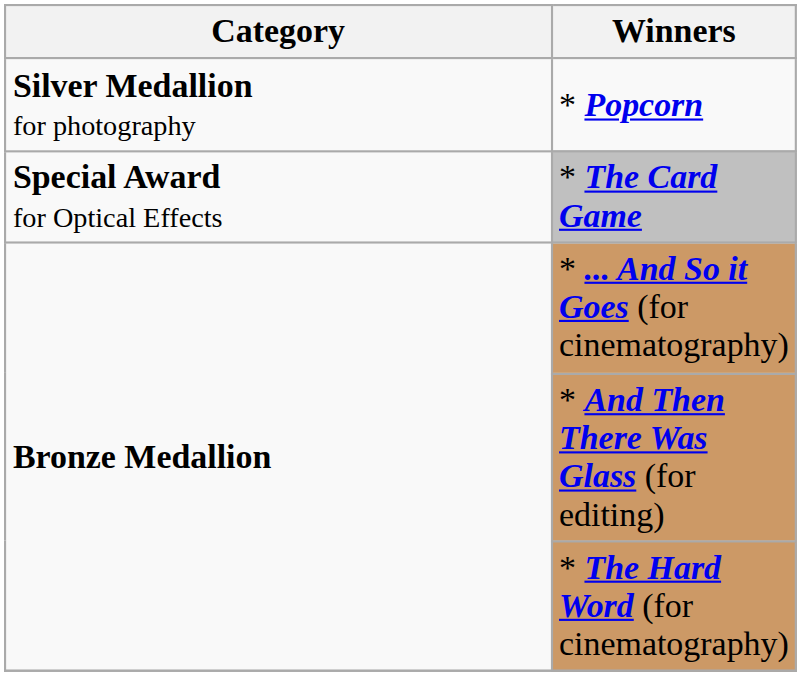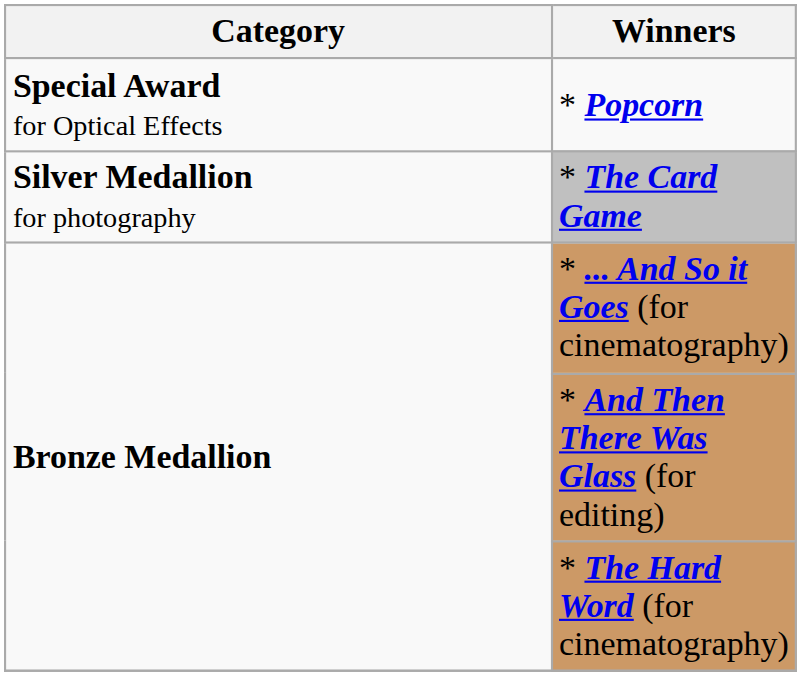(133, 104) Silver Medallion for photography -> (118, 104) Special Award for Optical Effects
(118, 196) Special Award for Optical Effects -> (133, 196) Silver Medallion for photography
